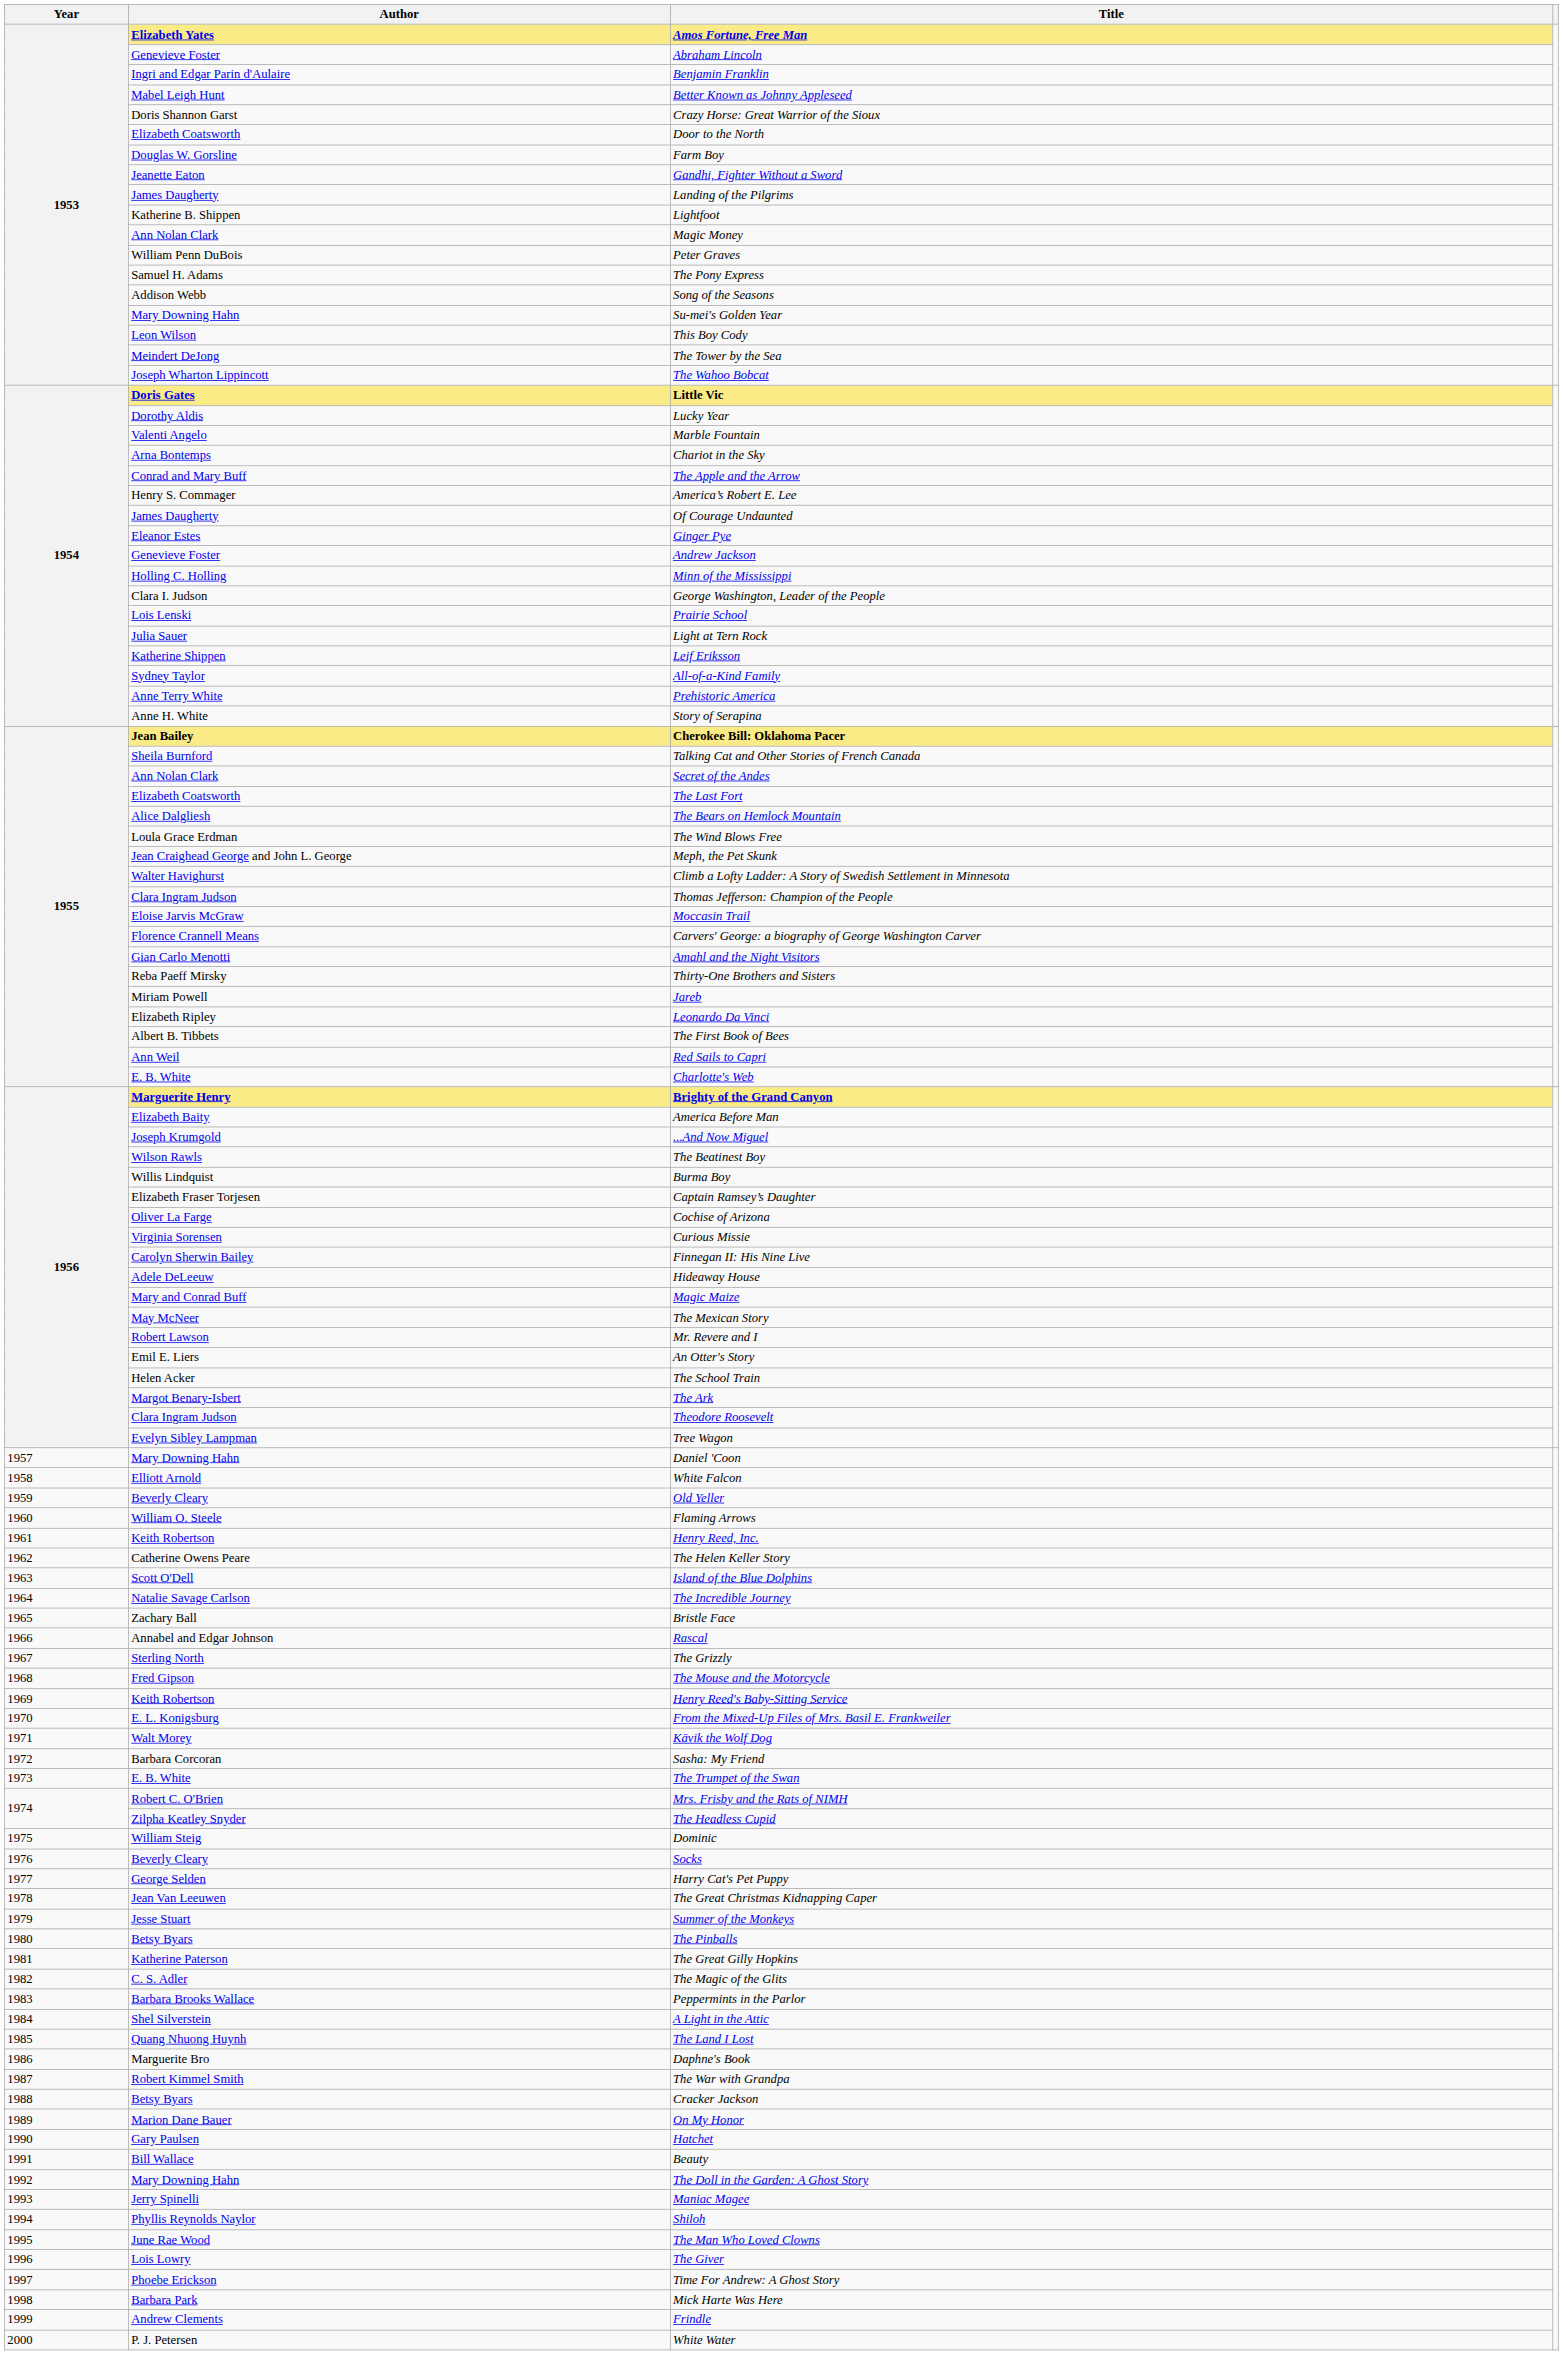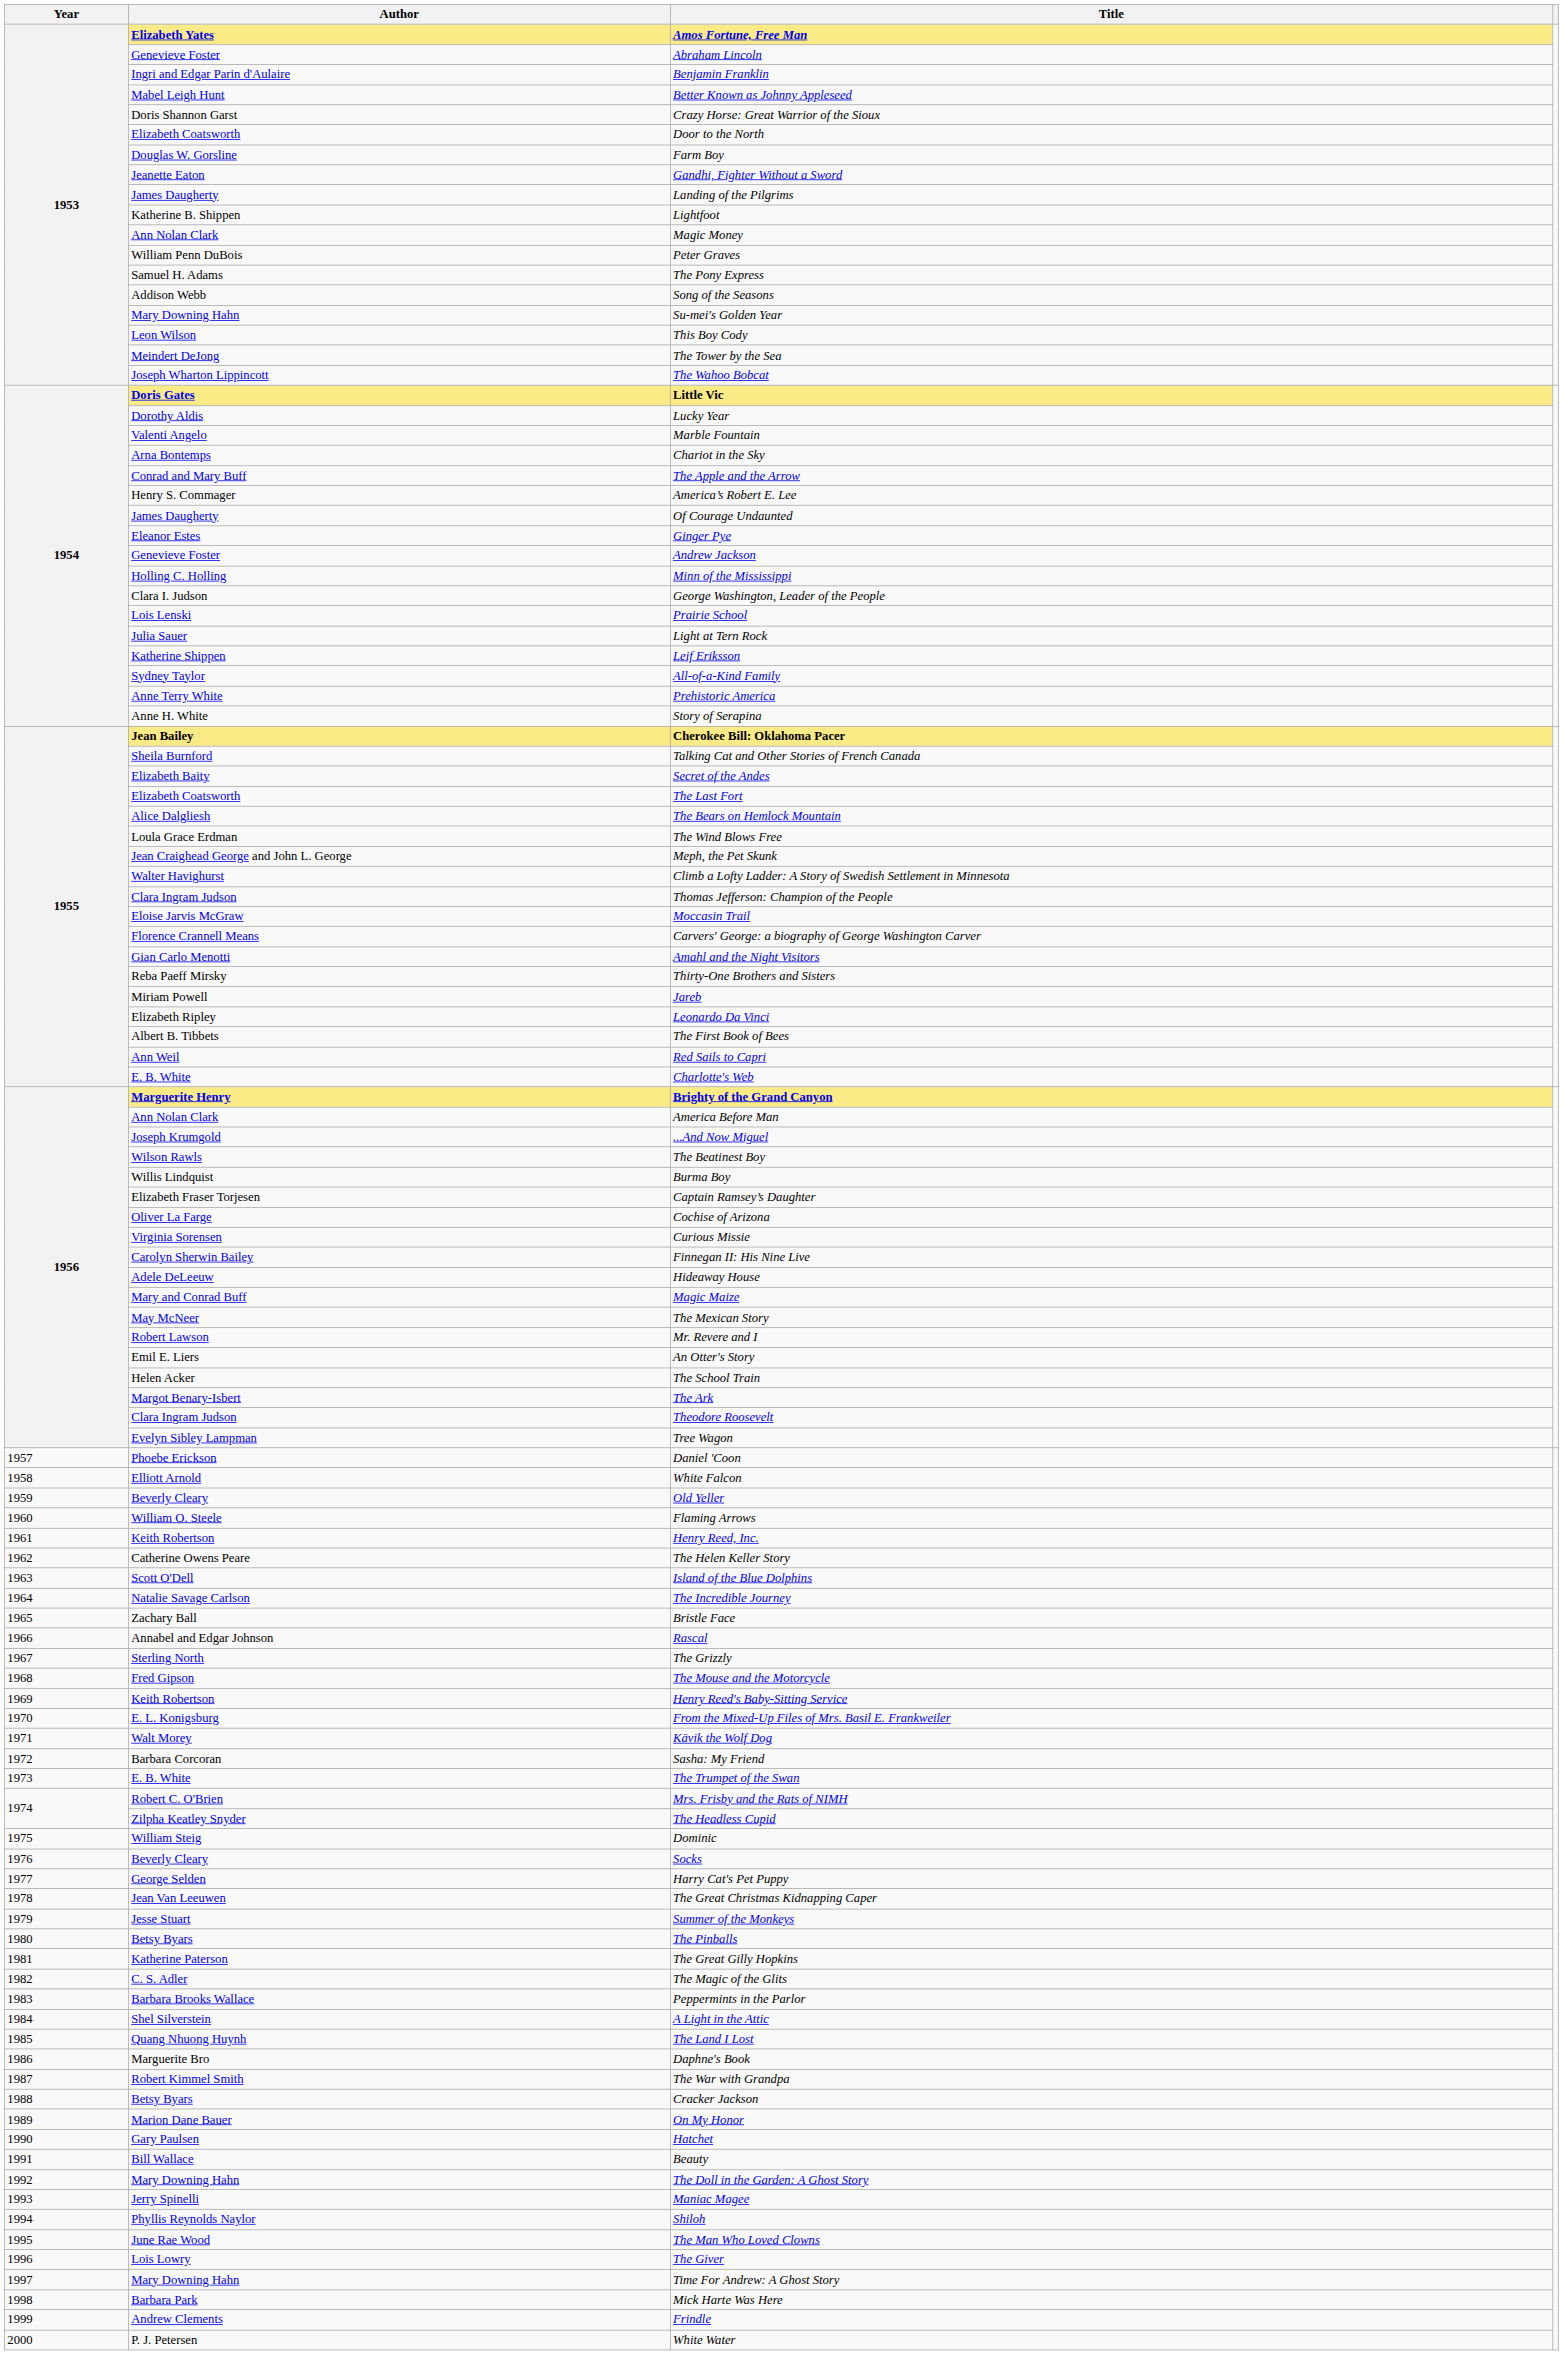(175, 776) Ann Nolan Clark -> (170, 776) Elizabeth Baity
(170, 1117) Elizabeth Baity -> (175, 1117) Ann Nolan Clark
(185, 1457) Mary Downing Hahn -> (174, 1457) Phoebe Erickson
(174, 2279) Phoebe Erickson -> (185, 2279) Mary Downing Hahn
